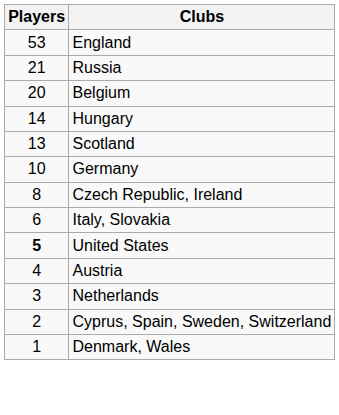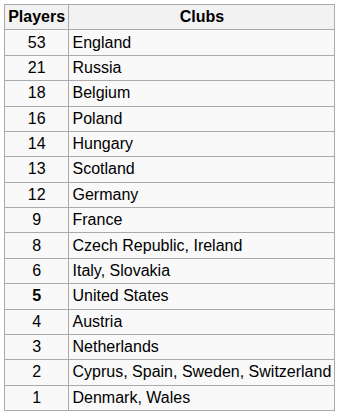(37, 93) 20 -> (37, 93) 18
+ row: (97, 118)
(37, 169) 10 -> (37, 194) 12
+ row: (97, 220)
